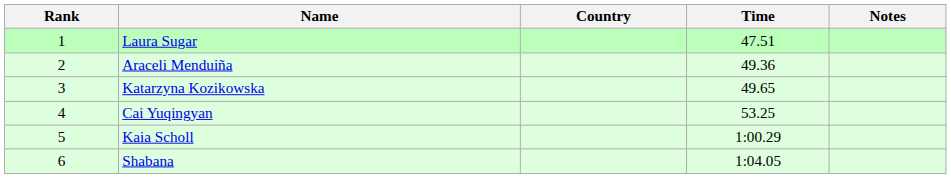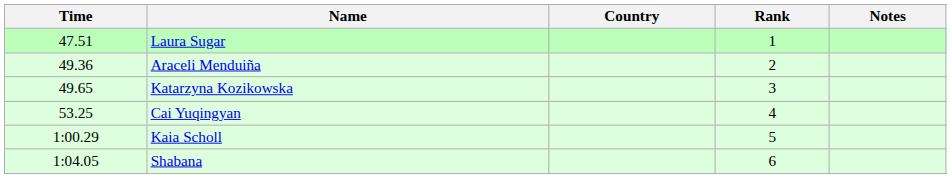columns swapped: (62, 16) <-> (758, 16)
